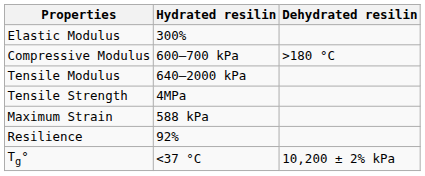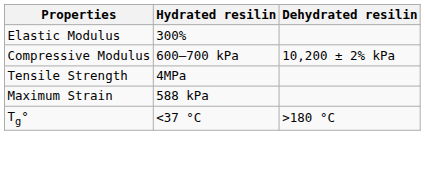(309, 55) >180 °C -> (339, 55) 10,200 ± 2% kPa
- row: (64, 76)
- row: (45, 137)
(339, 159) 10,200 ± 2% kPa -> (309, 118) >180 °C
